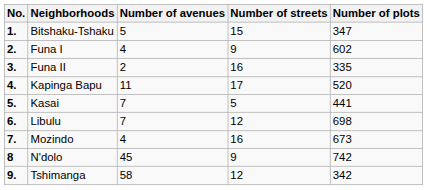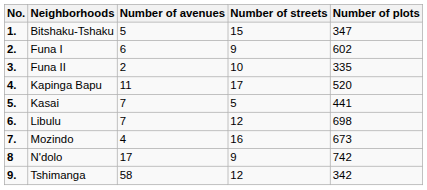(123, 49) 4 -> (123, 49) 6
(237, 67) 16 -> (237, 67) 10
(126, 157) 45 -> (126, 157) 17
